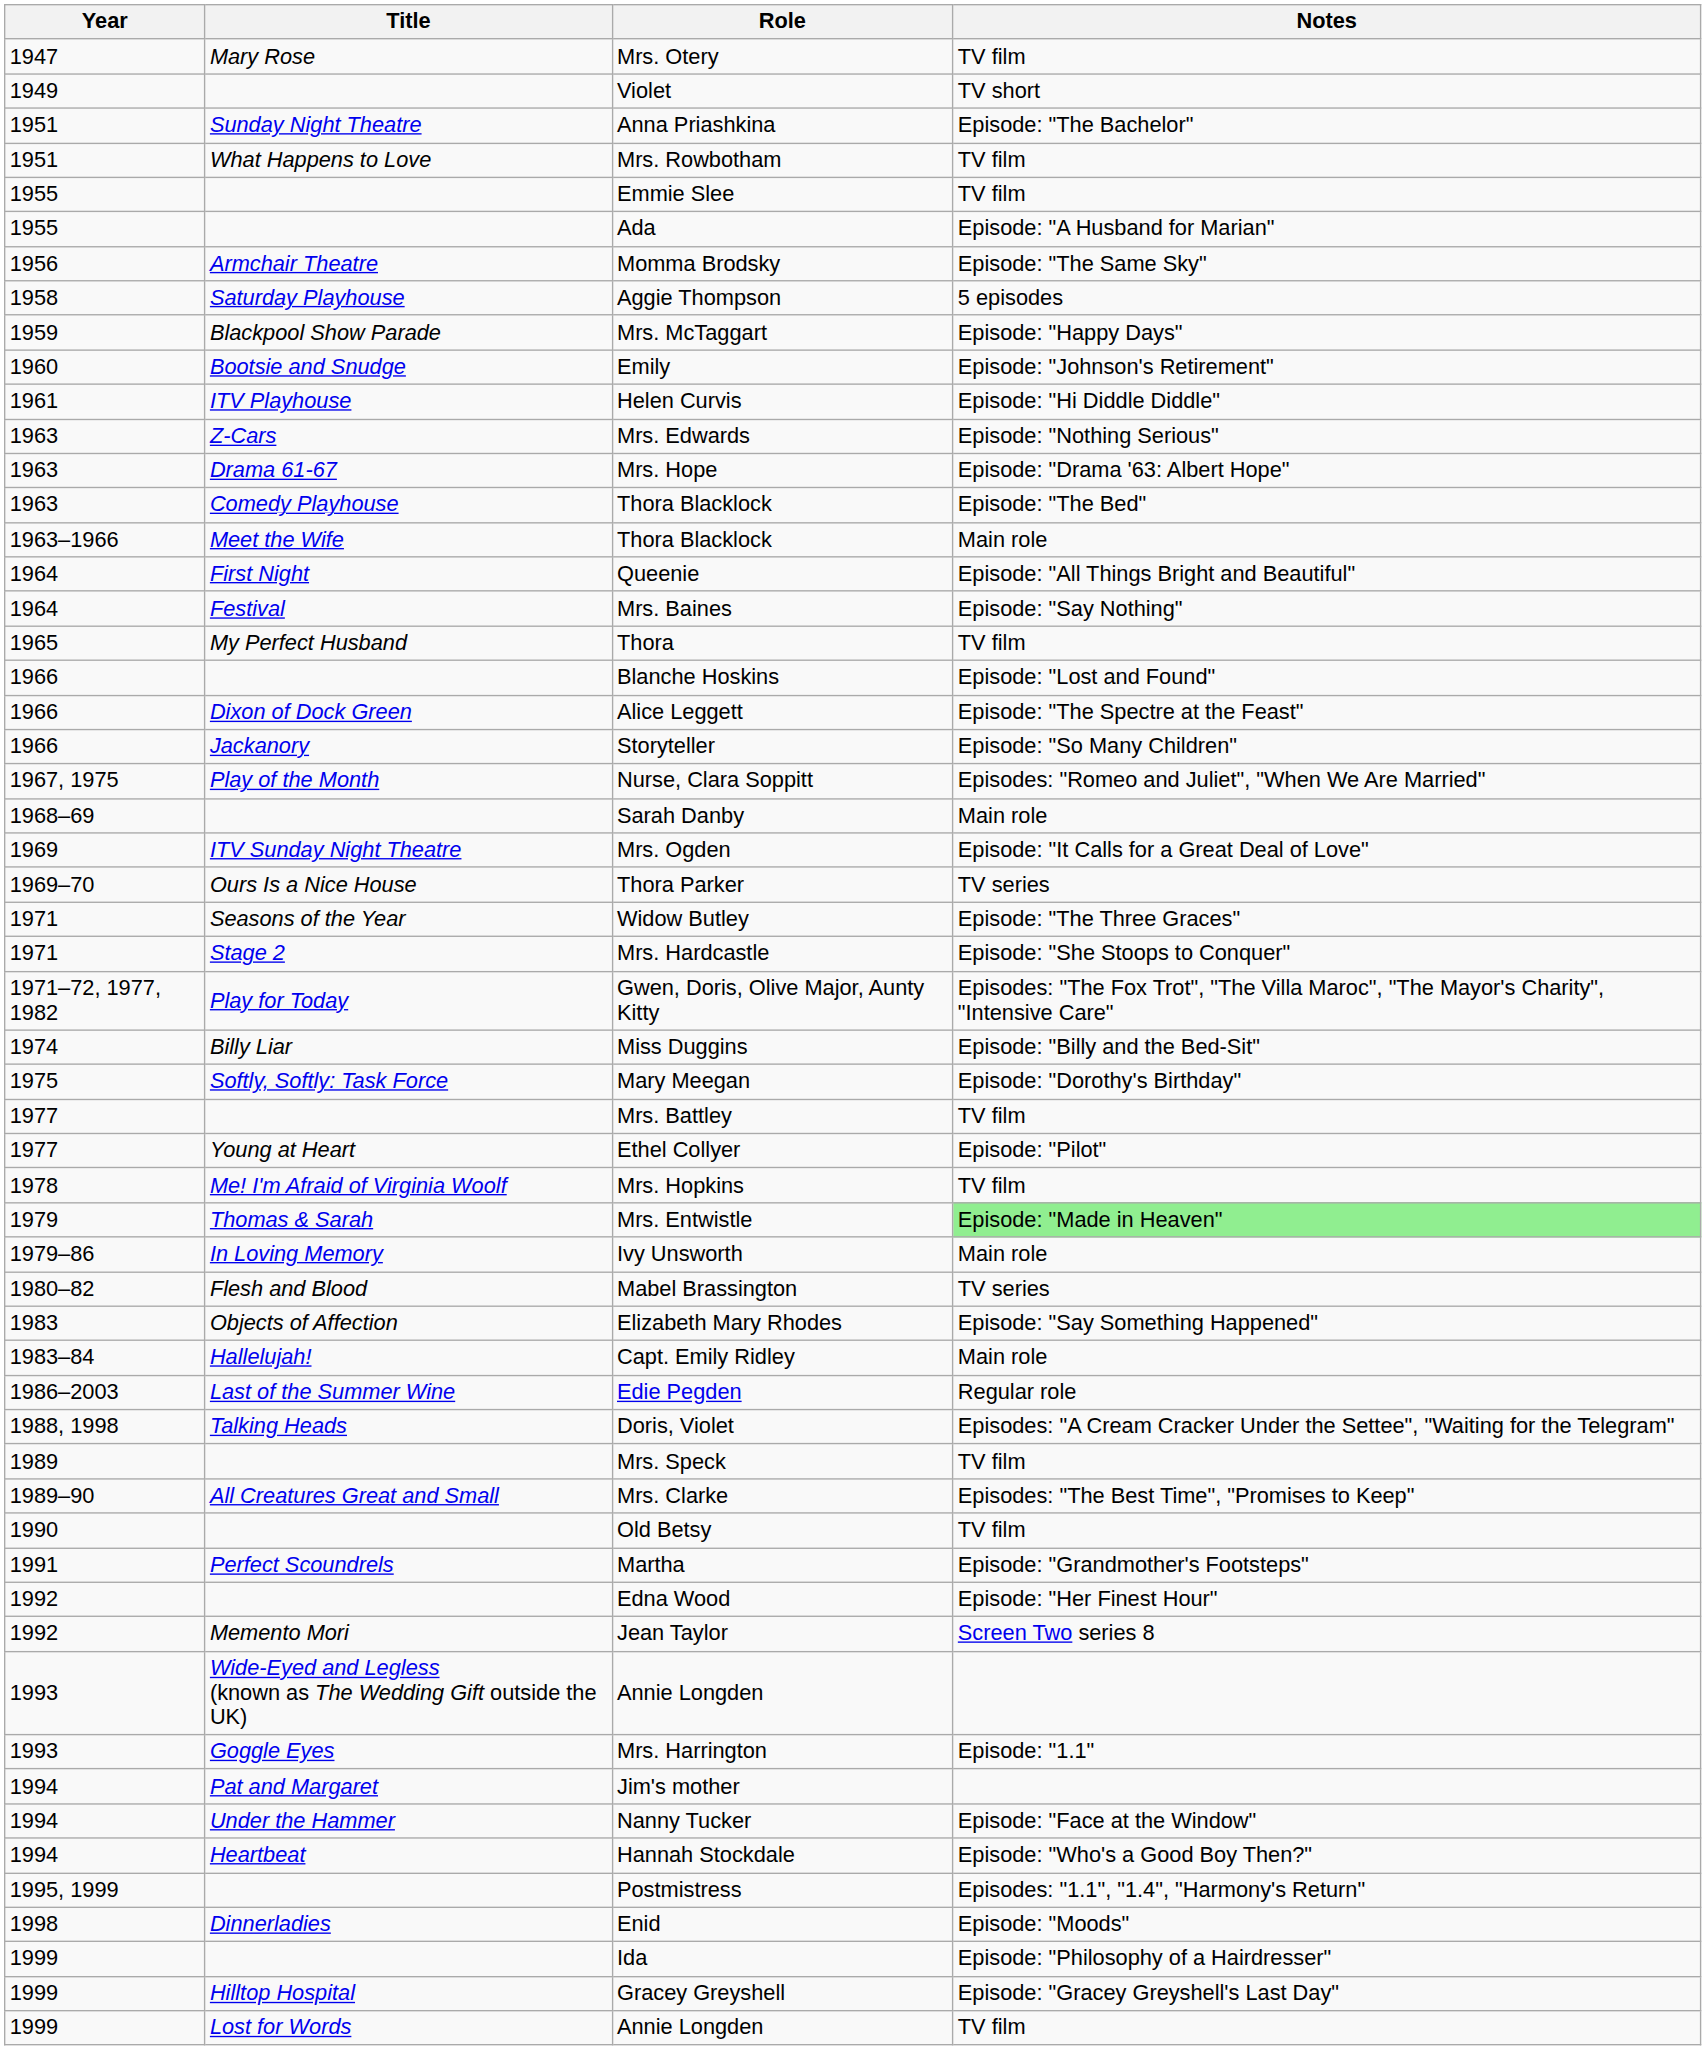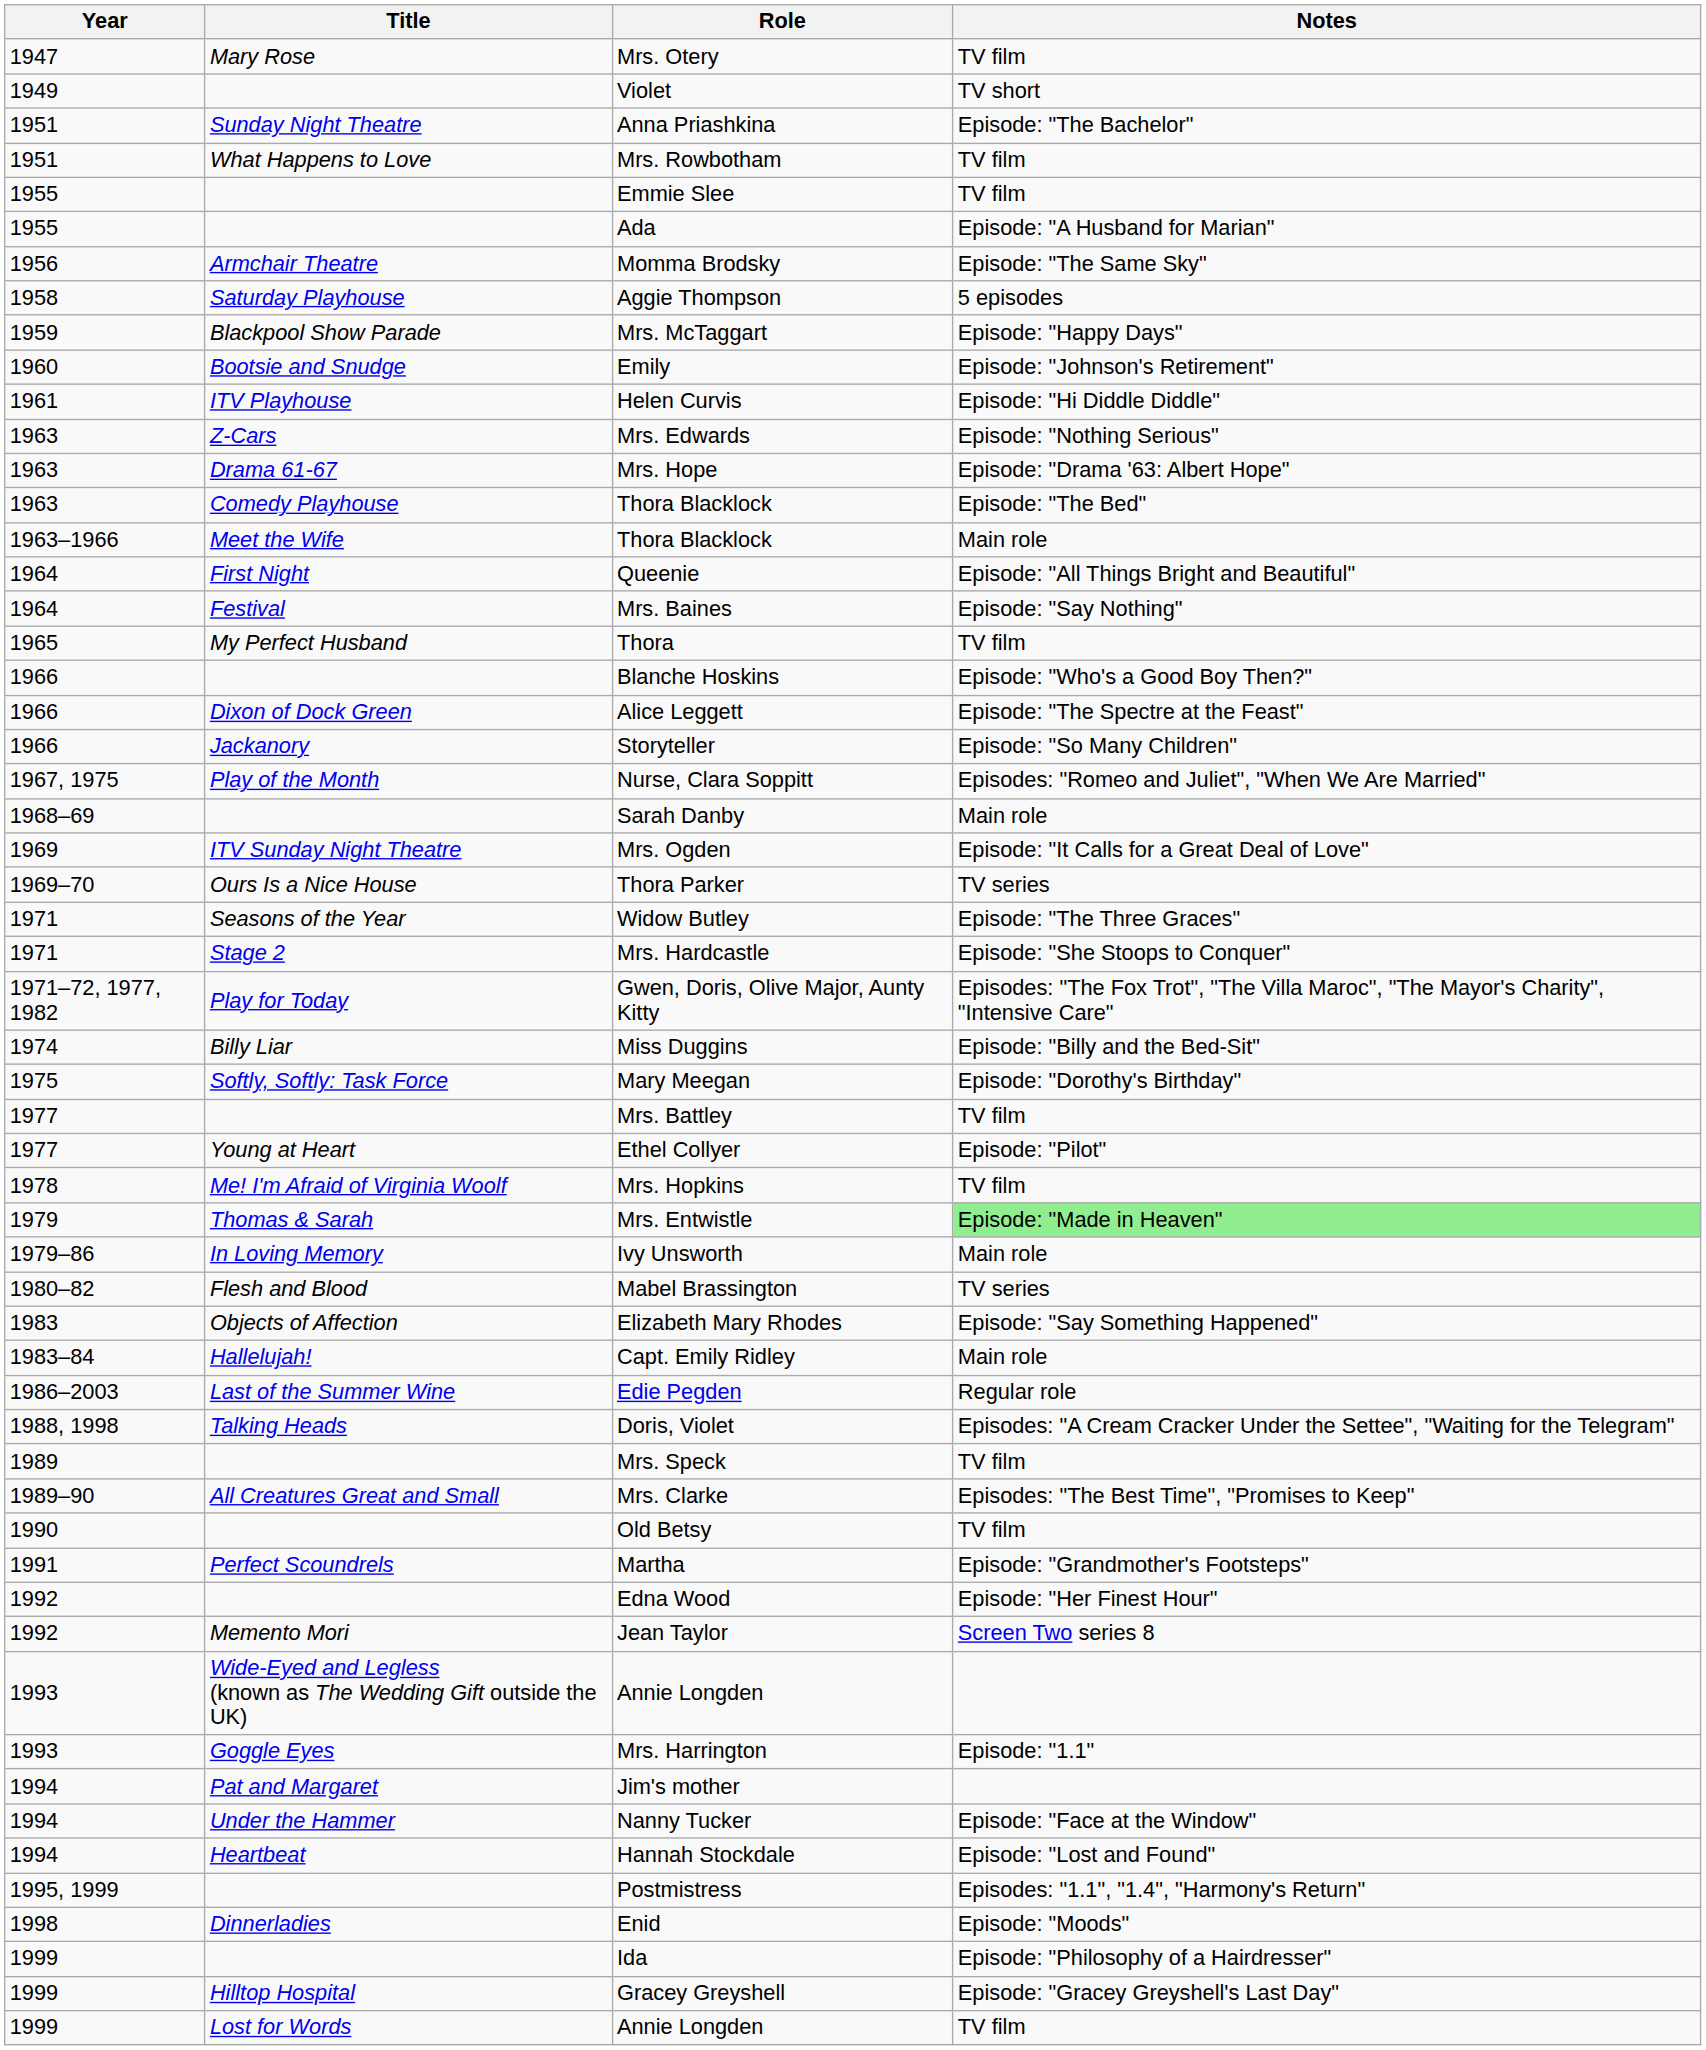(1087, 677) Episode: "Lost and Found" -> (1135, 677) Episode: "Who's a Good Boy Then?"
(1135, 1855) Episode: "Who's a Good Boy Then?" -> (1087, 1855) Episode: "Lost and Found"
